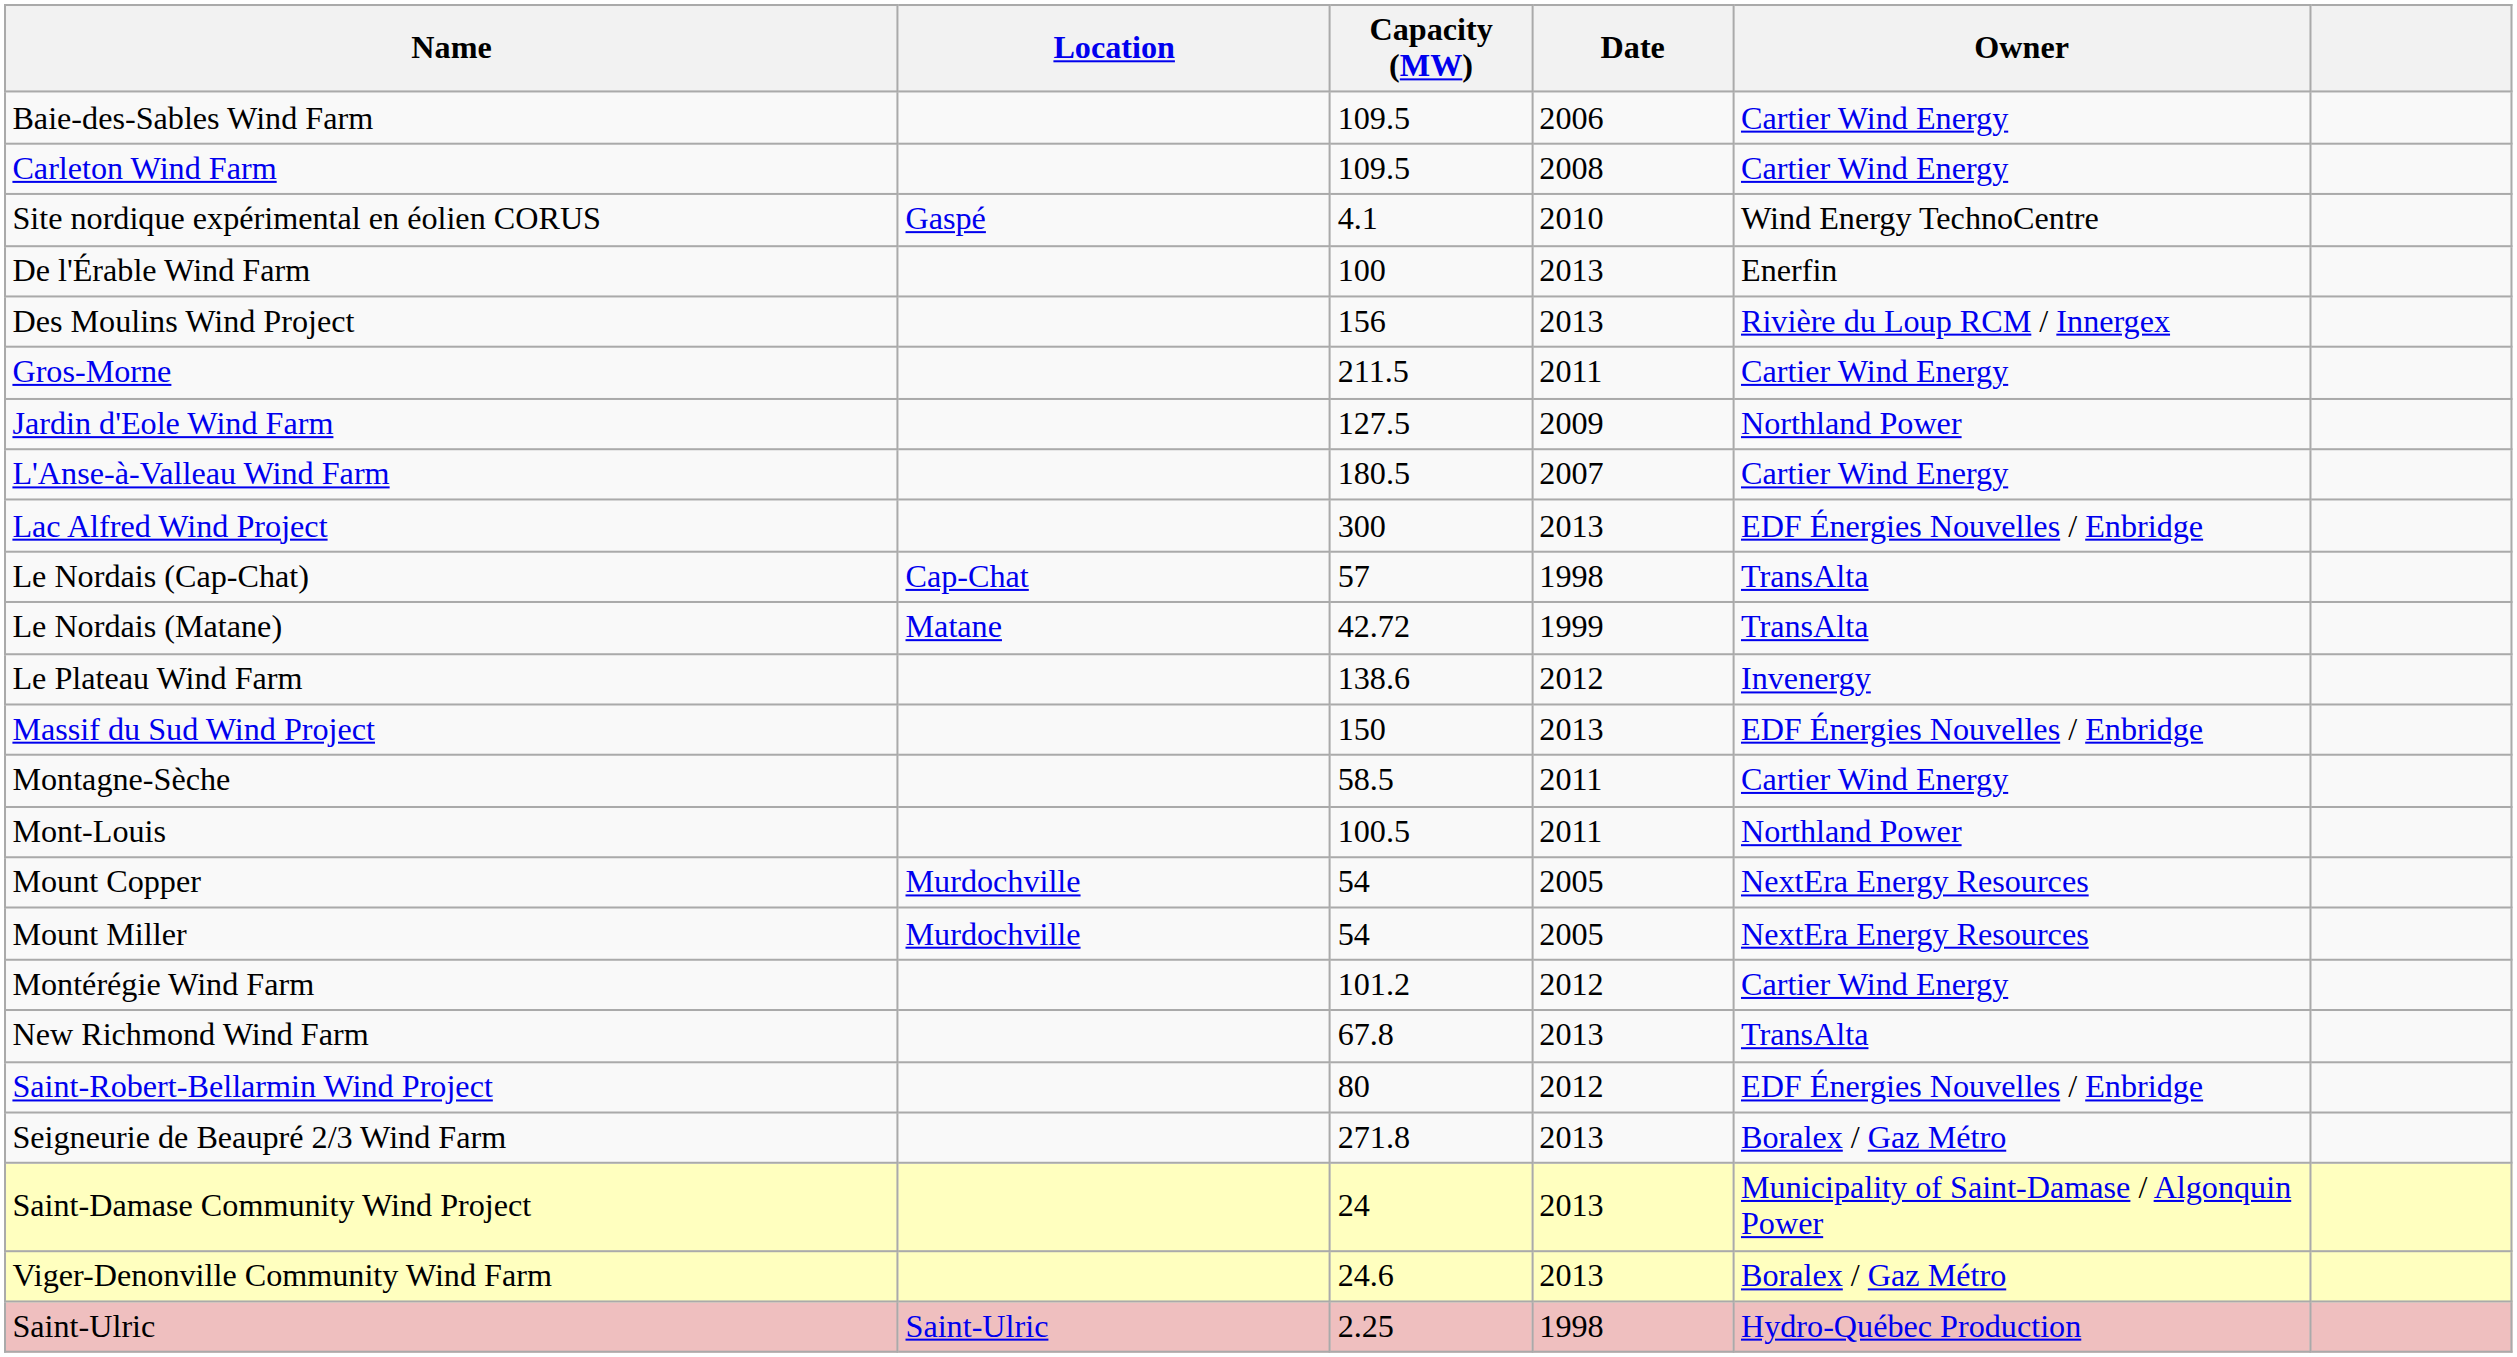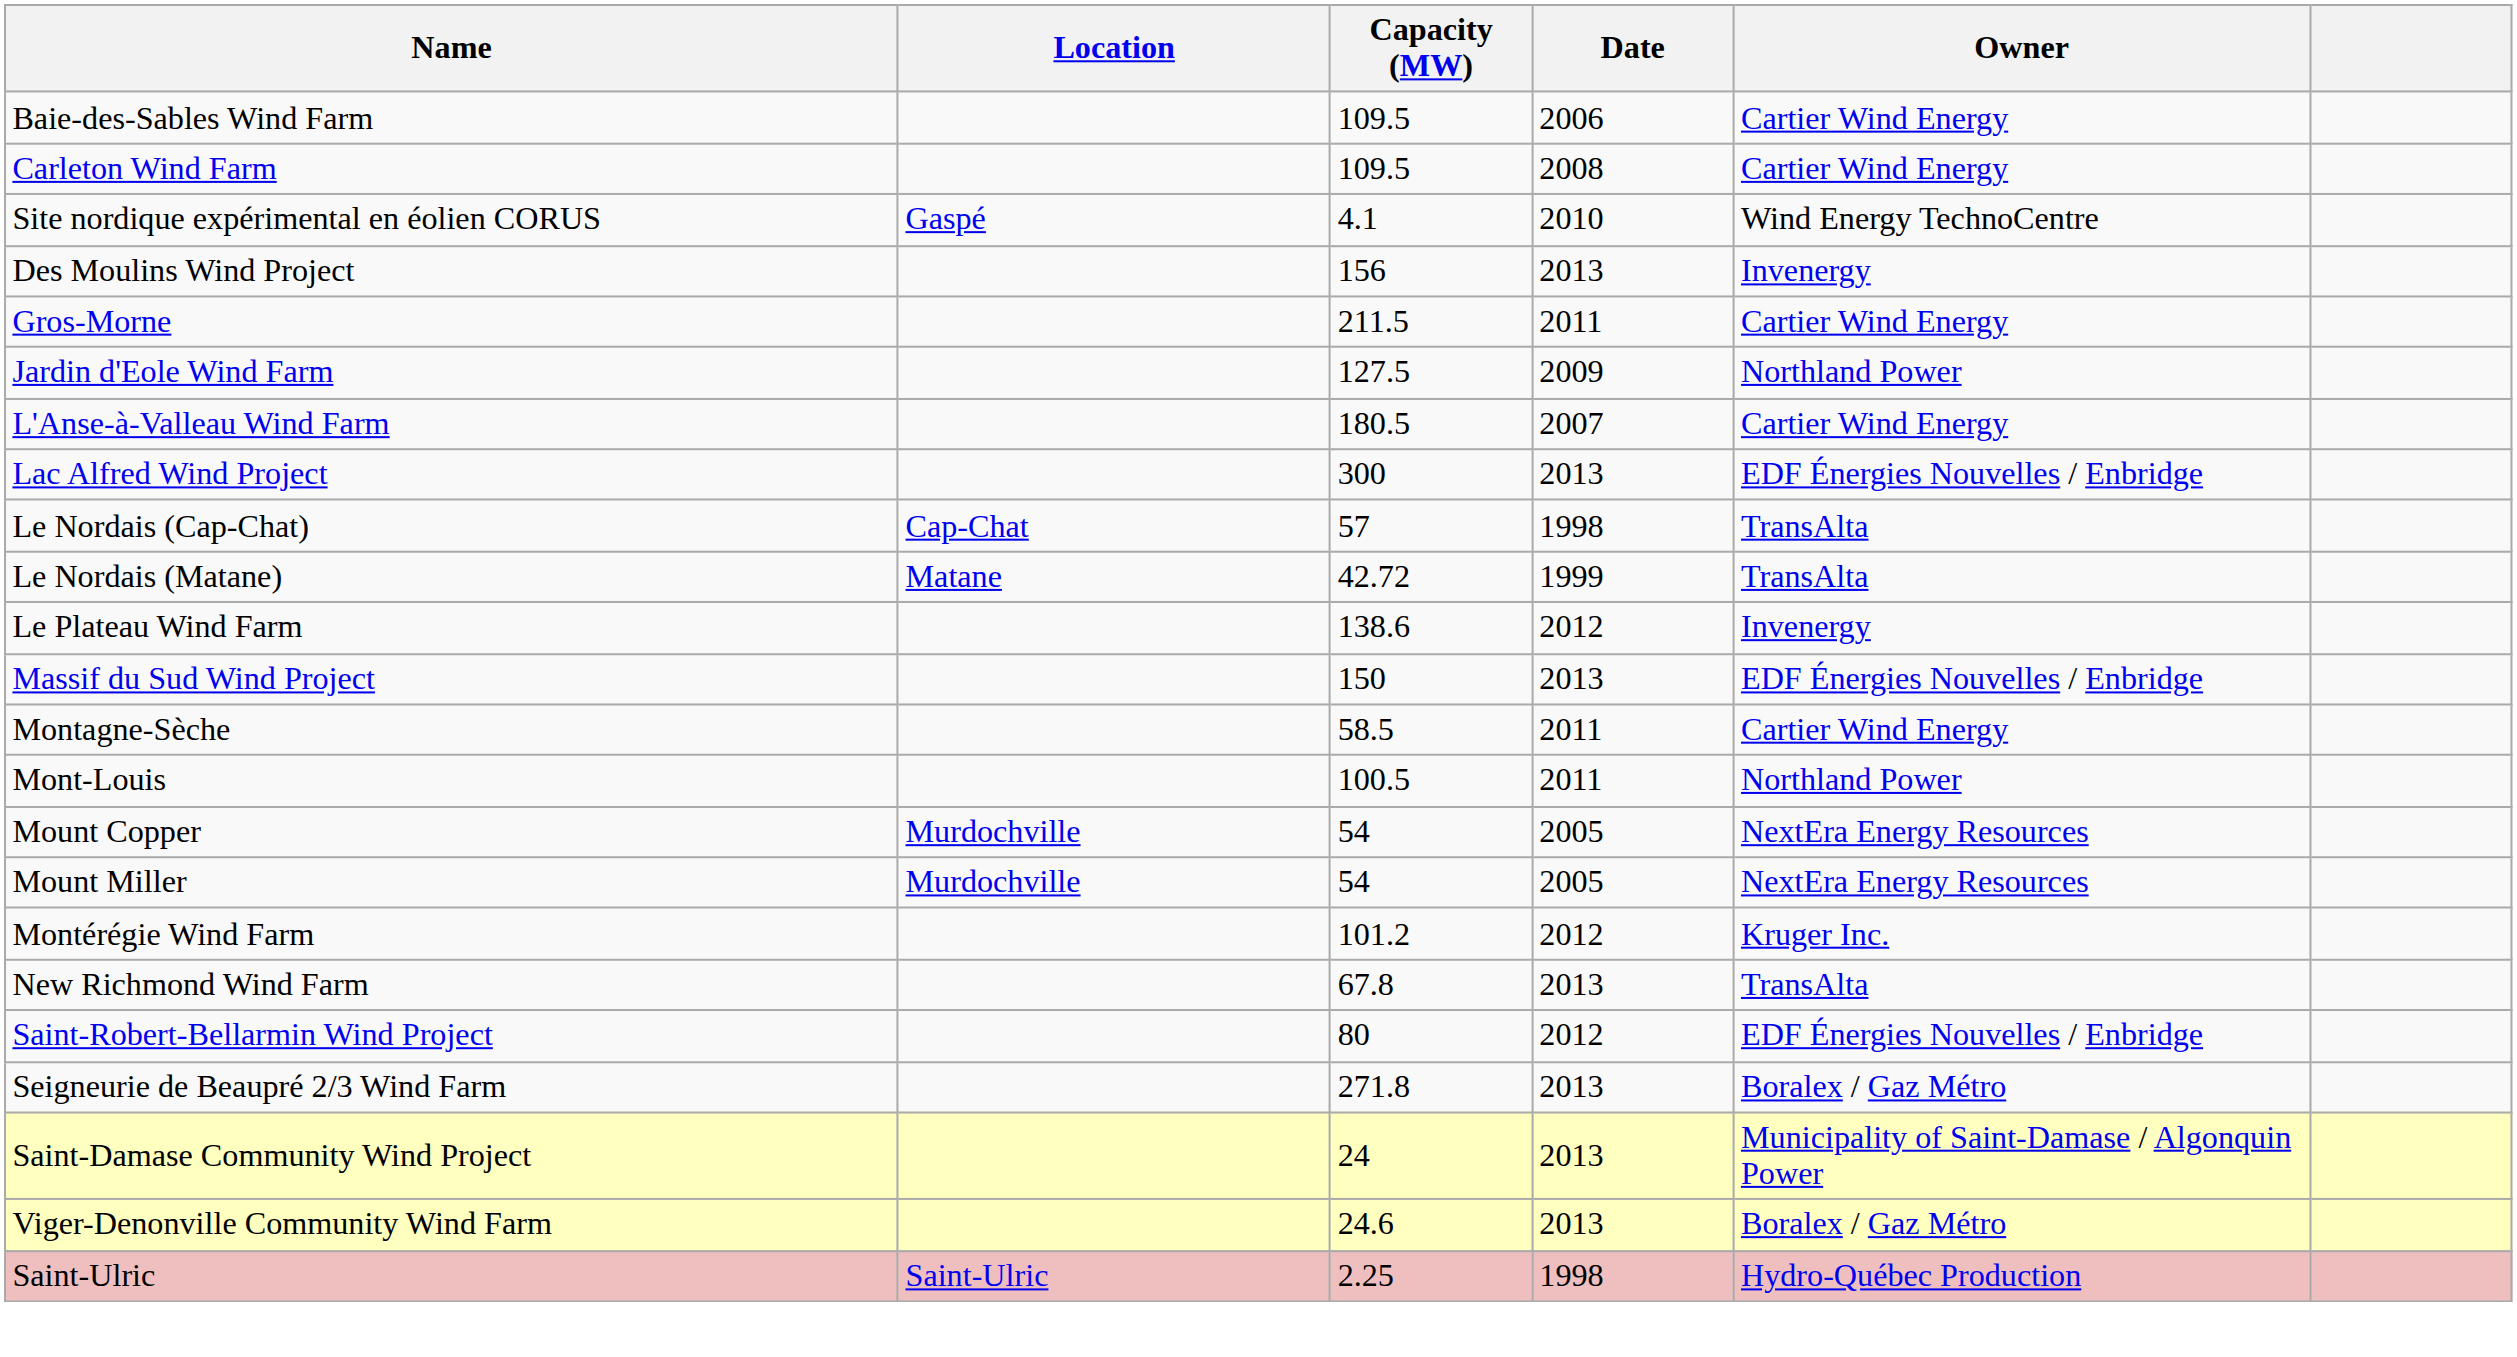- row: (161, 270)
(1956, 321) Rivière du Loup RCM / Innergex -> (1806, 270) Invenergy
(1875, 984) Cartier Wind Energy -> (1815, 933) Kruger Inc.
